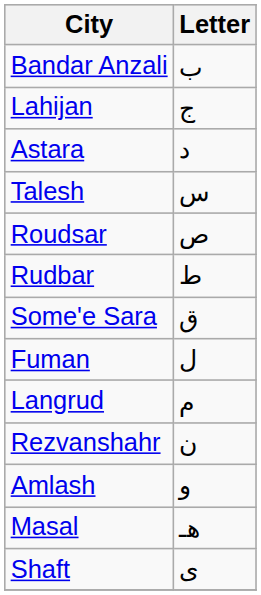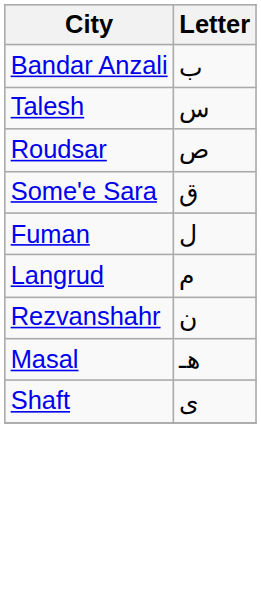- row: (52, 107)
- row: (47, 149)
- row: (52, 275)
- row: (53, 485)
